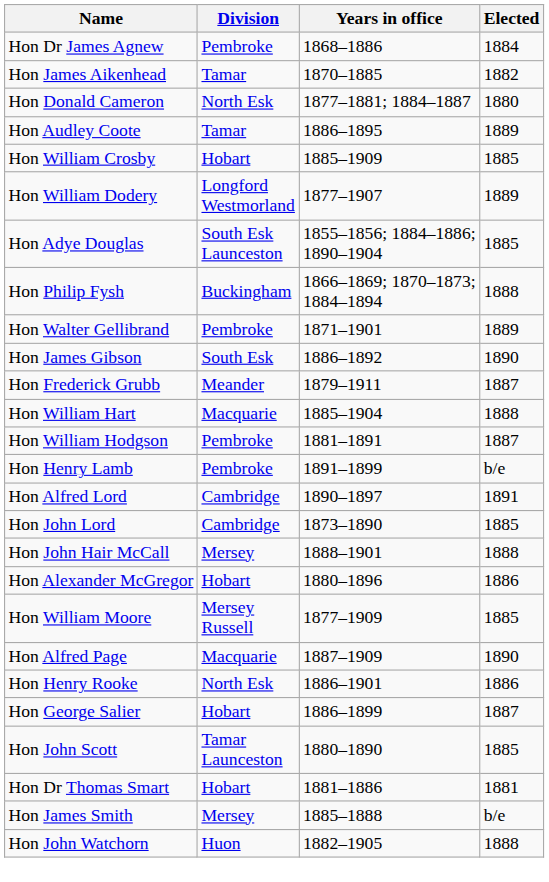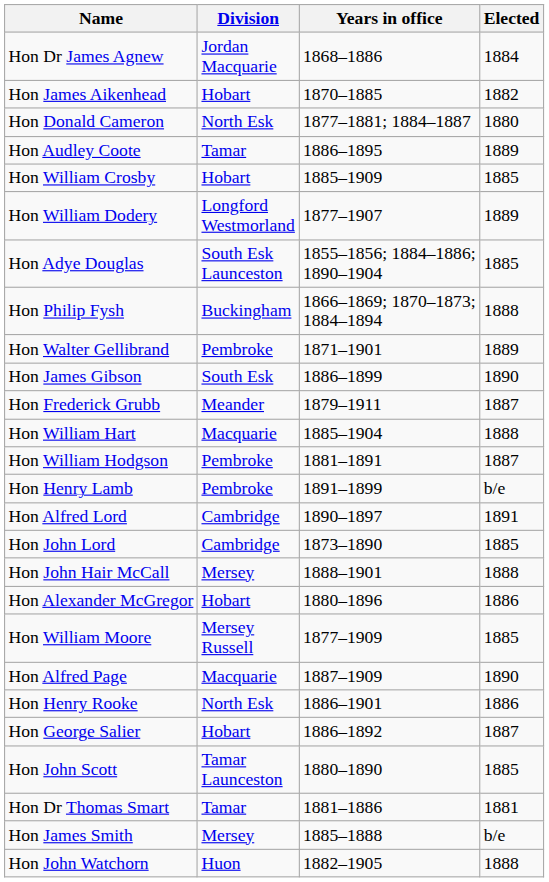(237, 46) Pembroke -> (239, 56) Jordan Macquarie
(224, 74) Tamar -> (226, 94) Hobart
(343, 356) 1886–1892 -> (343, 376) 1886–1899
(343, 711) 1886–1899 -> (343, 731) 1886–1892
(226, 787) Hobart -> (224, 807) Tamar
